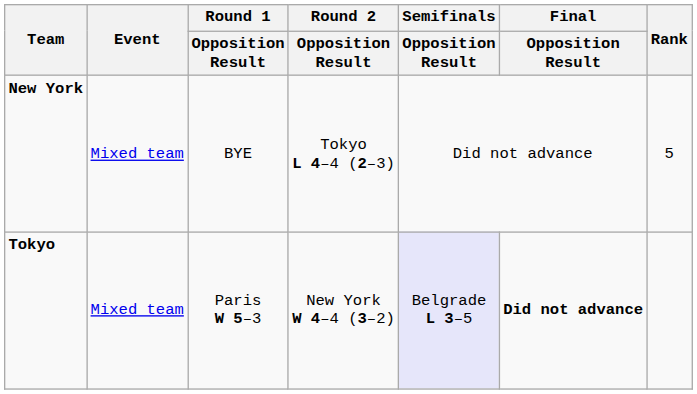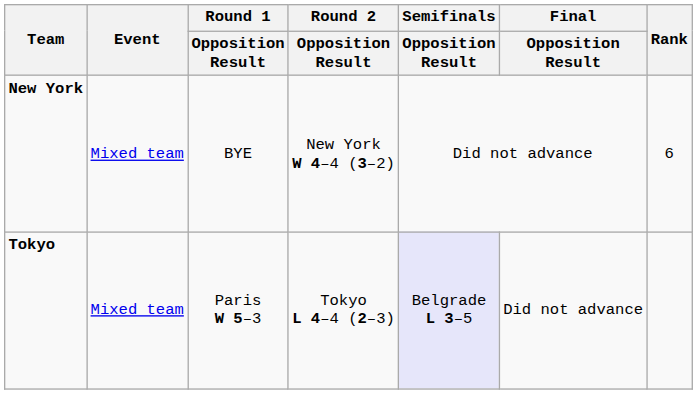(344, 153) Tokyo L 4–4 (2–3) -> (344, 153) New York W 4–4 (3–2)
(669, 153) 5 -> (669, 153) 6
(344, 310) New York W 4–4 (3–2) -> (344, 310) Tokyo L 4–4 (2–3)
(573, 310) bold -> (573, 310) normal
